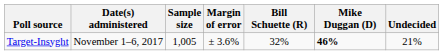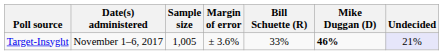(279, 41) 32% -> (279, 41) 33%
(412, 41) no background -> (412, 41) lavender background
